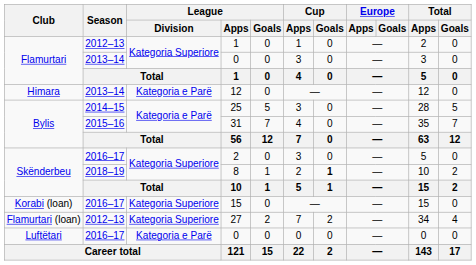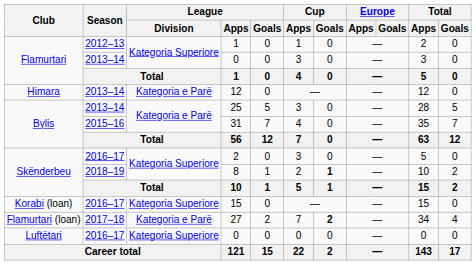(105, 108) 2014–15 -> (105, 108) 2013–14
(105, 220) 2012–13 -> (105, 220) 2017–18
(174, 220) Kategoria Superiore -> (174, 220) Kategoria e Parë
(330, 220) normal -> (330, 220) bold
(174, 236) Kategoria e Parë -> (174, 236) Kategoria Superiore
